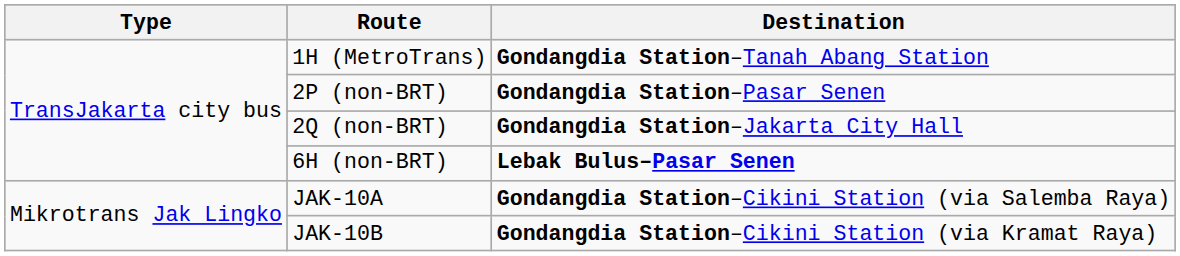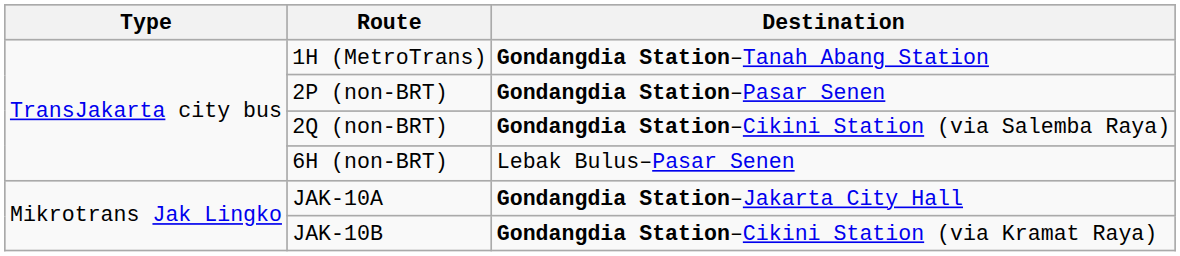(730, 128) Gondangdia Station–Jakarta City Hall -> (833, 128) Gondangdia Station–Cikini Station (via Salemba Raya)
(646, 163) bold -> (646, 163) normal
(833, 198) Gondangdia Station–Cikini Station (via Salemba Raya) -> (730, 198) Gondangdia Station–Jakarta City Hall
